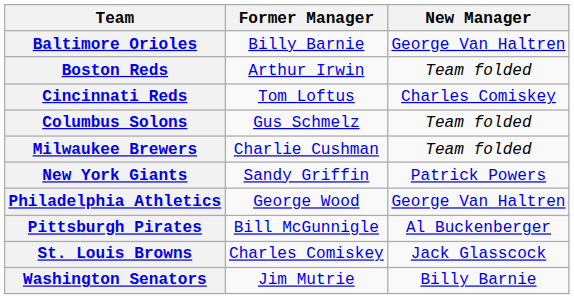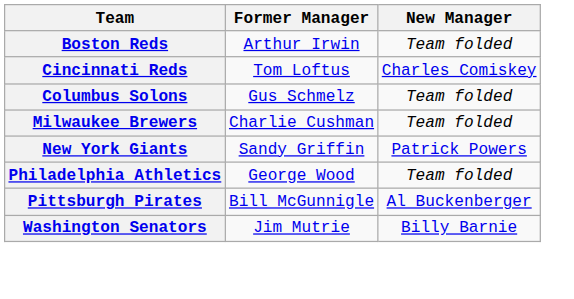- row: (115, 44)
(478, 202) George Van Haltren -> (459, 175) Team folded
- row: (115, 254)
